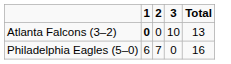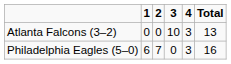+ column: (188, 13)
(147, 31) bold -> (147, 31) normal
